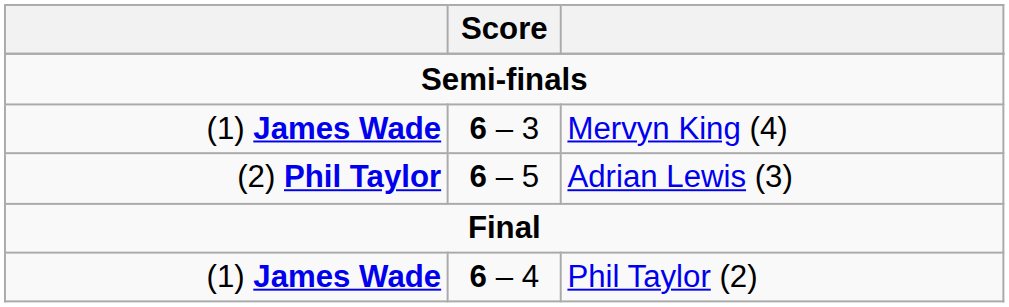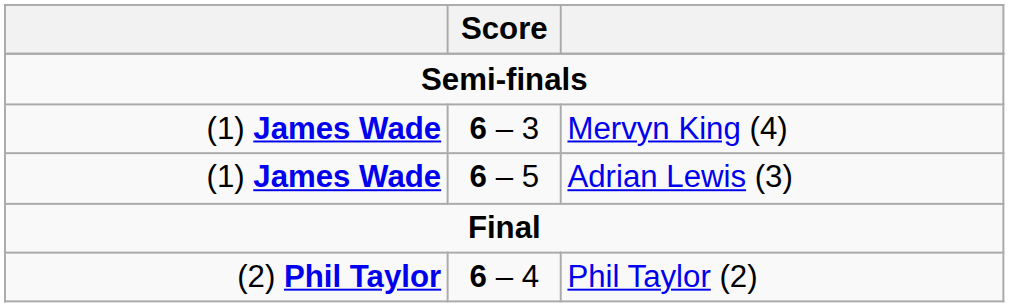(339, 177) (2) Phil Taylor -> (324, 177) (1) James Wade
(324, 276) (1) James Wade -> (339, 276) (2) Phil Taylor
